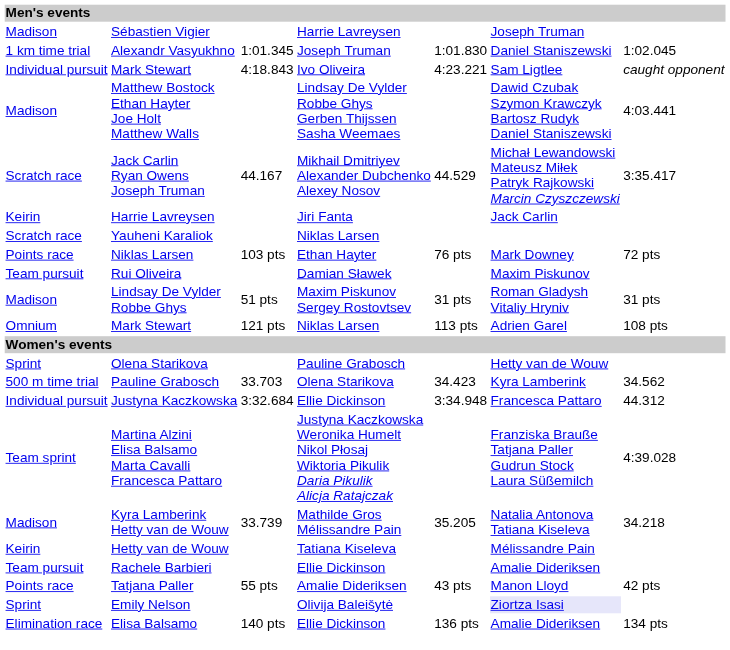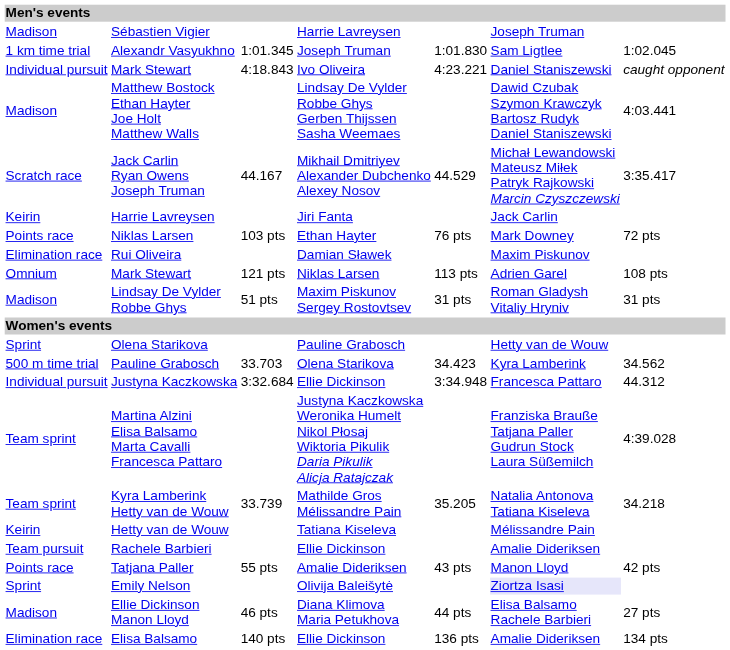(551, 50) Daniel Staniszewski -> (526, 50) Sam Ligtlee
(526, 69) Sam Ligtlee -> (551, 69) Daniel Staniszewski
- row: (162, 235)
(44, 273) Team pursuit -> (54, 254) Elimination race
rows swapped: (166, 299) <-> (151, 326)
(31, 522) Madison -> (41, 503) Team sprint
+ row: (155, 612)
